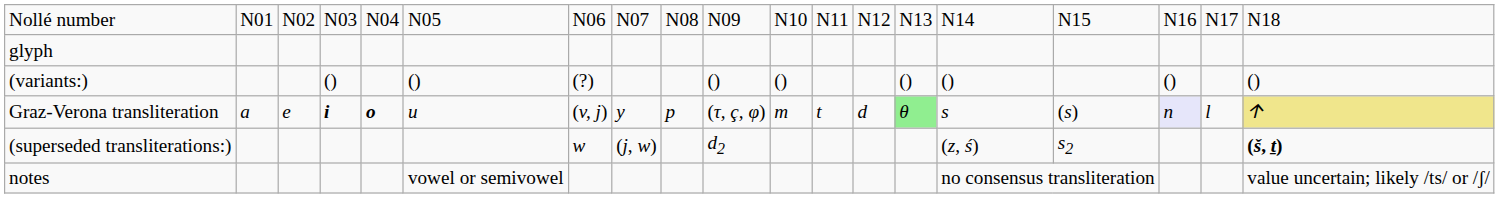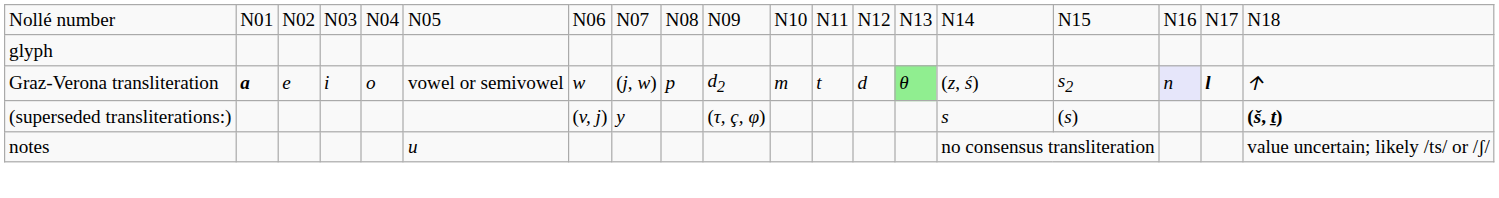- row: (48, 80)
(245, 111) normal -> (245, 83) bold
(327, 111) bold -> (327, 83) normal
(371, 111) bold -> (371, 83) normal
(413, 111) u -> (486, 83) vowel or semivowel
(590, 111) (v, j) -> (579, 83) w
(620, 111) y -> (636, 83) (j, w)
(736, 111) (τ, ç, φ) -> (716, 83) d2
(945, 111) s -> (960, 83) (z, ś)
(1068, 111) (s) -> (1065, 83) s2
(1208, 111) normal -> (1208, 83) bold
(1255, 112) khaki background -> (1255, 83) no background
(579, 145) w -> (590, 116) (v, j)
(636, 145) (j, w) -> (620, 116) y
(716, 145) d2 -> (736, 116) (τ, ç, φ)
(960, 145) (z, ś) -> (945, 116) s
(1065, 145) s2 -> (1068, 116) (s)
(486, 178) vowel or semivowel -> (413, 146) u
